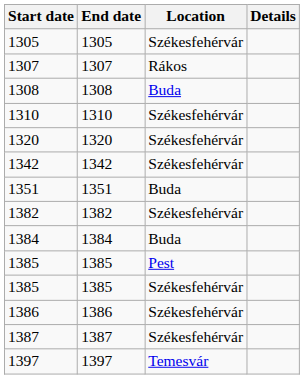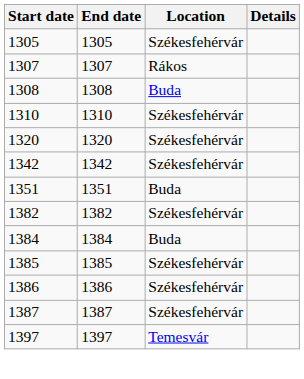- row: (24, 262)
